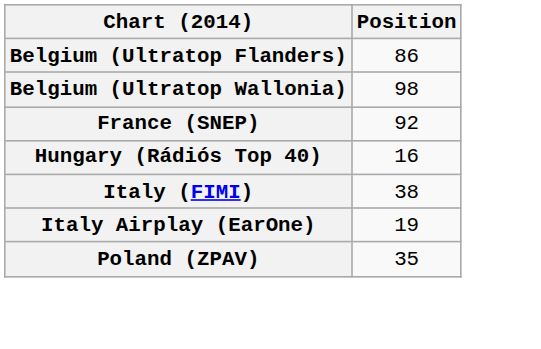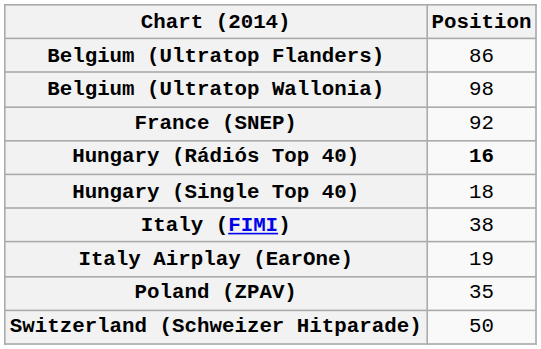(407, 157) normal -> (482, 157) bold
+ row: (216, 191)
+ row: (216, 327)
